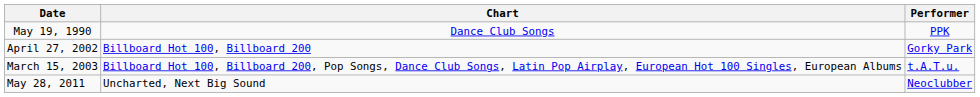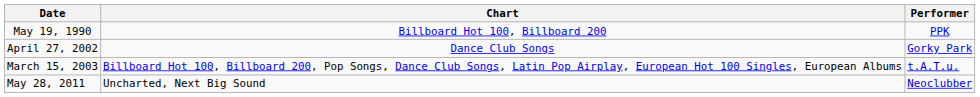(503, 31) Dance Club Songs -> (503, 31) Billboard Hot 100, Billboard 200
(207, 48) Billboard Hot 100, Billboard 200 -> (503, 48) Dance Club Songs
